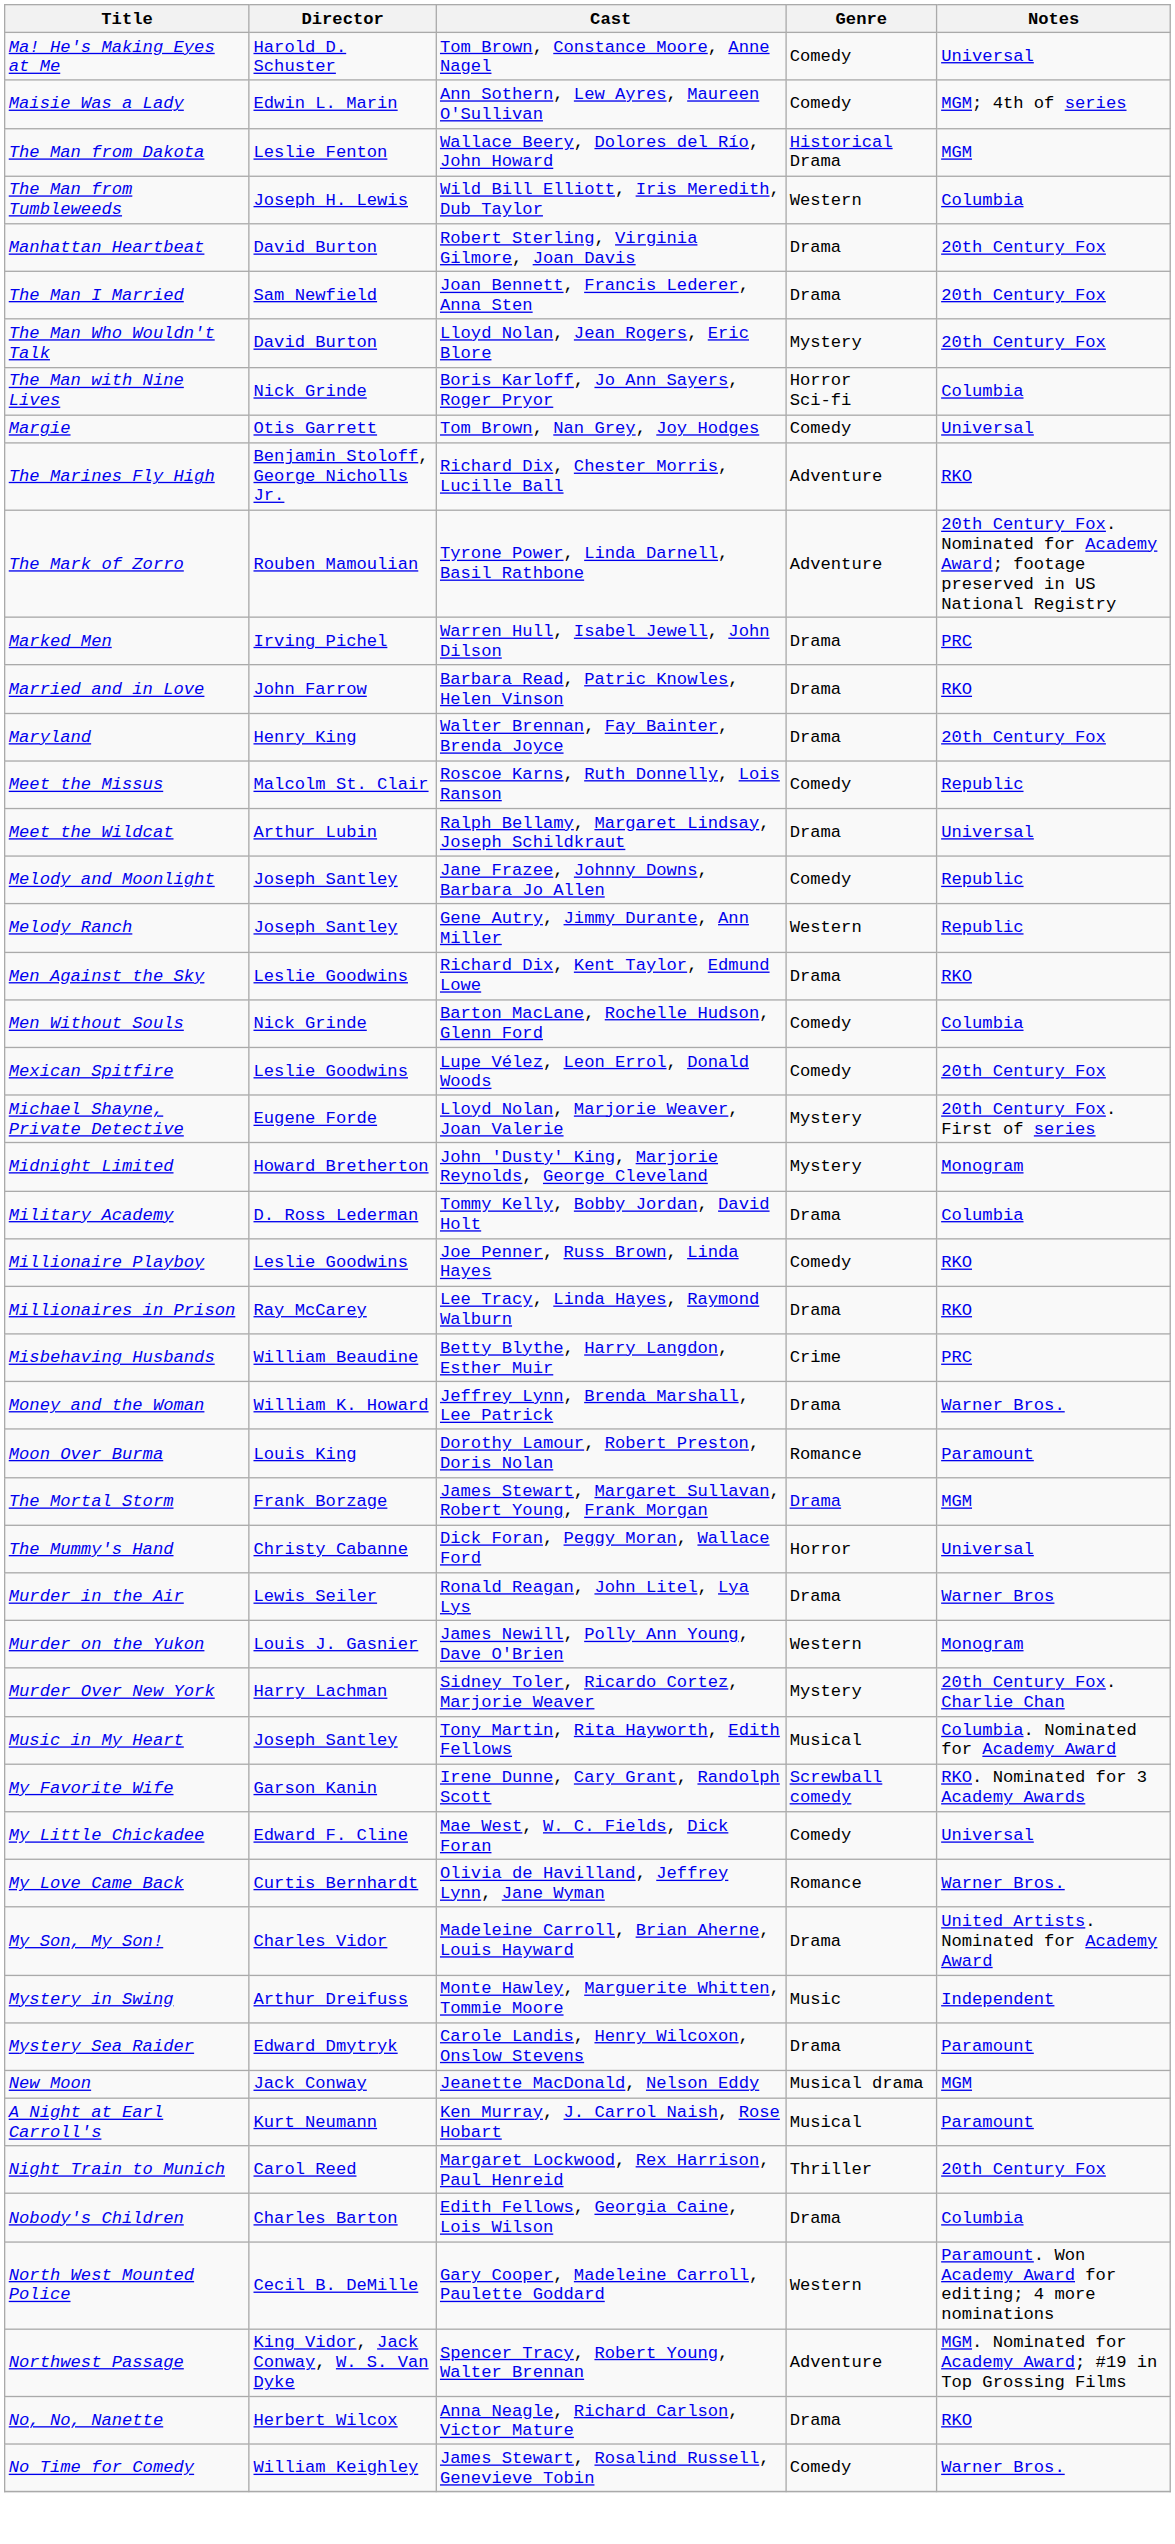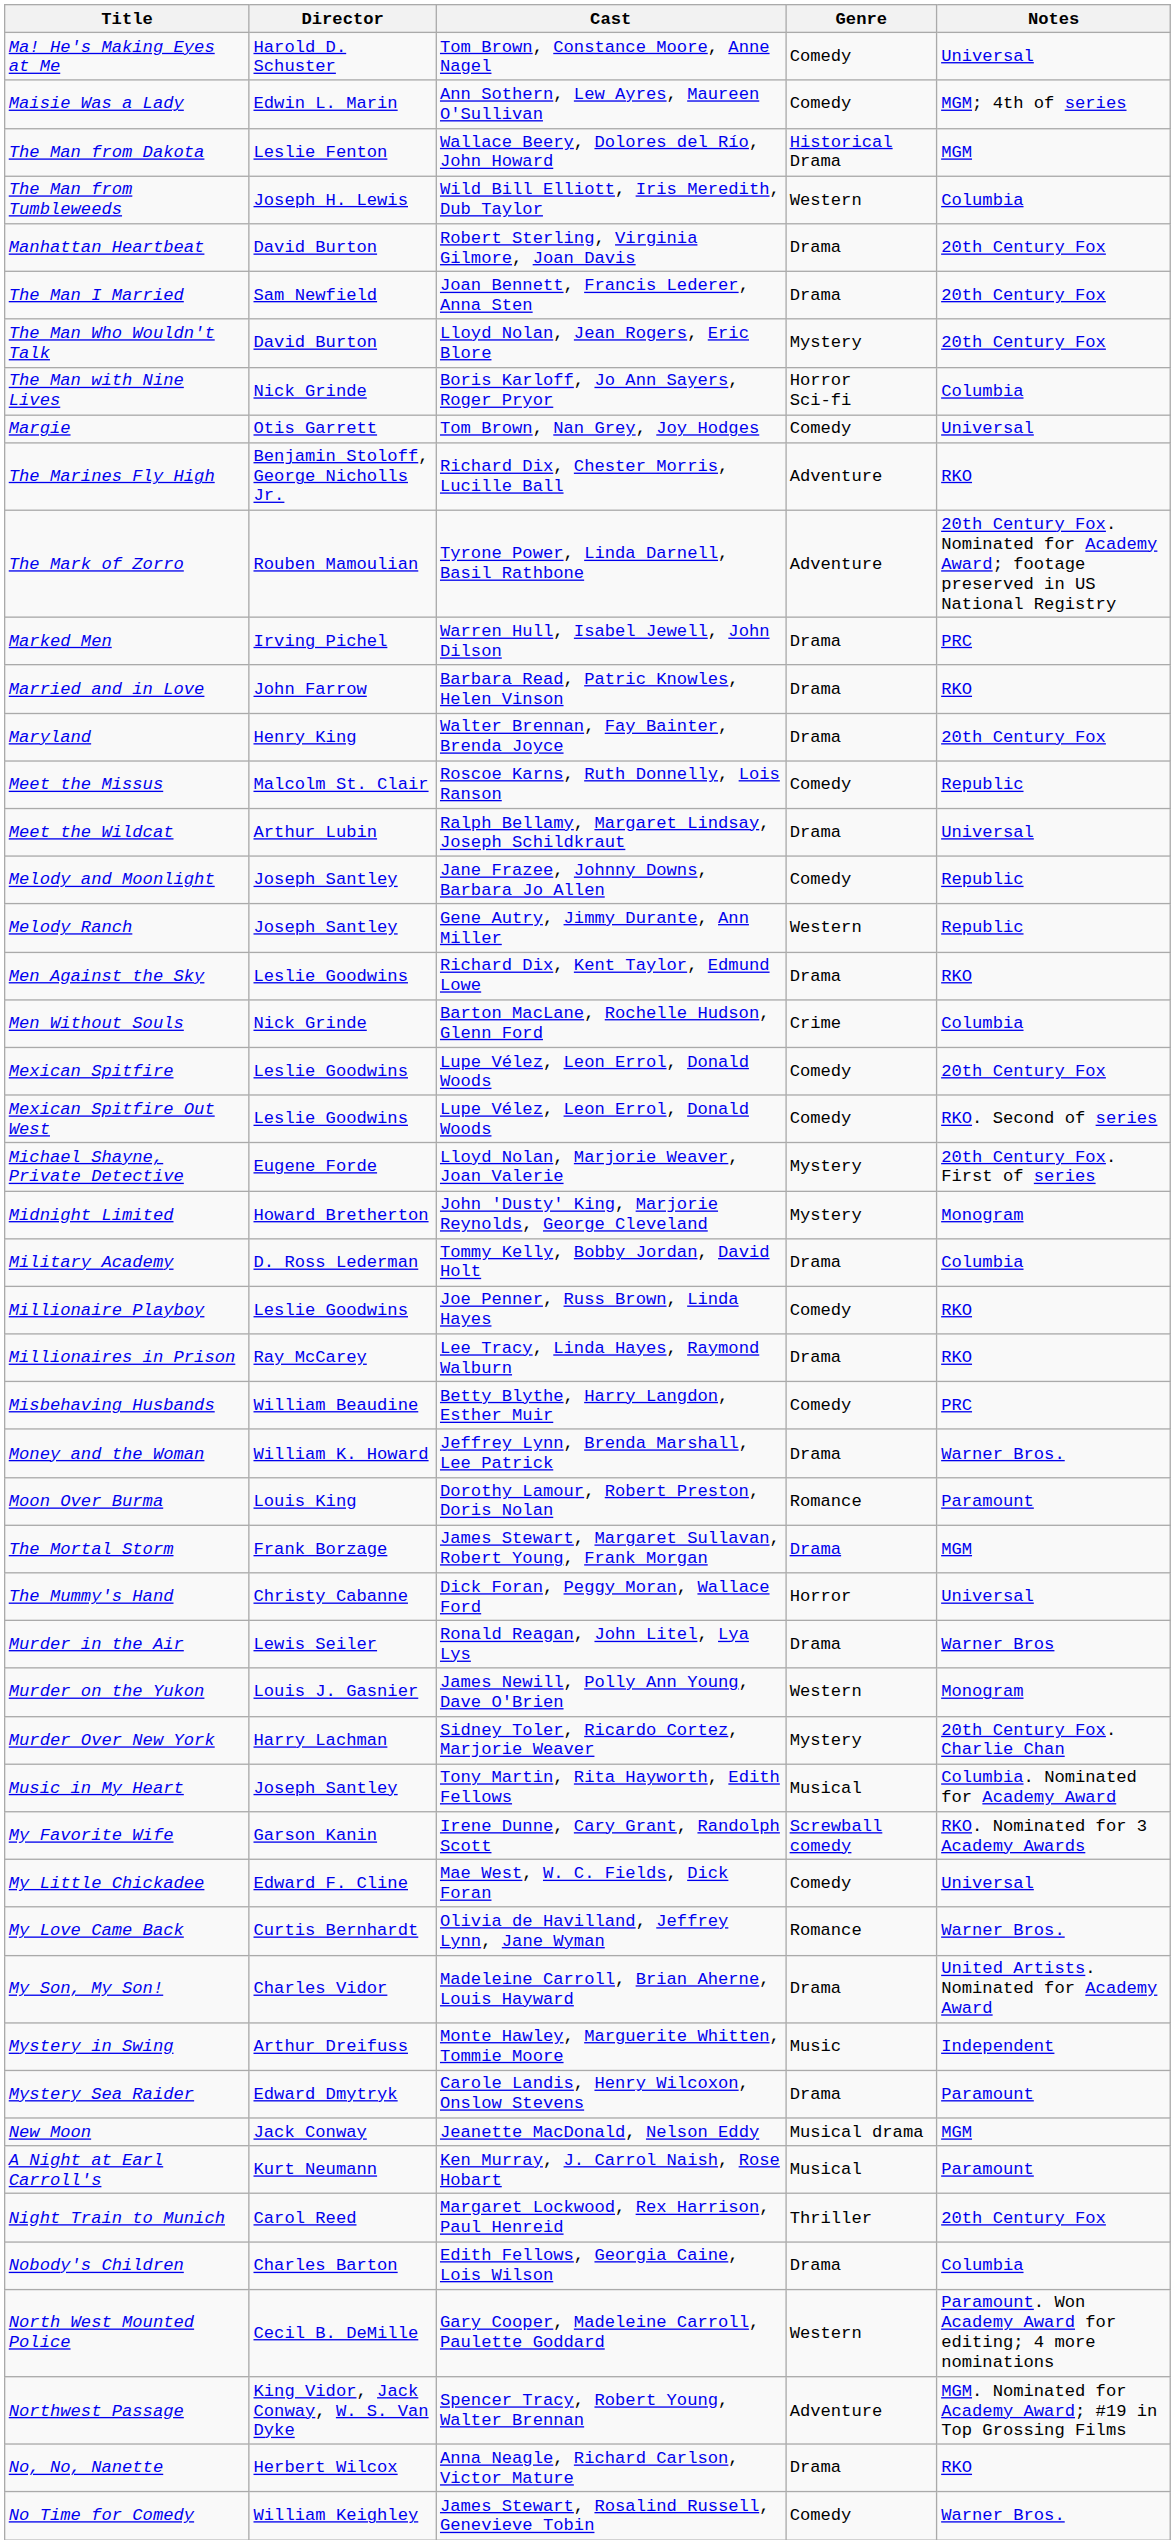(821, 1023) Comedy -> (815, 1023) Crime
+ row: (112, 1119)
(815, 1358) Crime -> (821, 1406) Comedy
